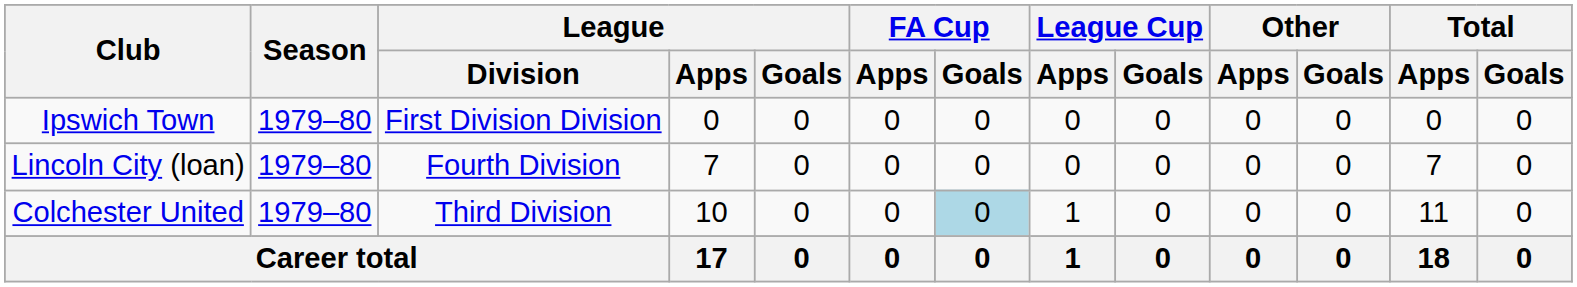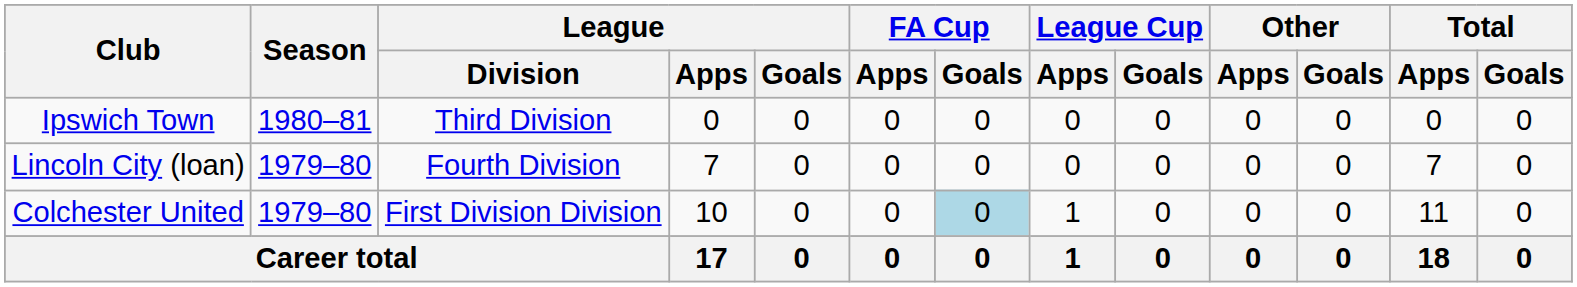(315, 119) 1979–80 -> (315, 119) 1980–81
(523, 119) First Division Division -> (523, 119) Third Division
(523, 212) Third Division -> (523, 212) First Division Division
